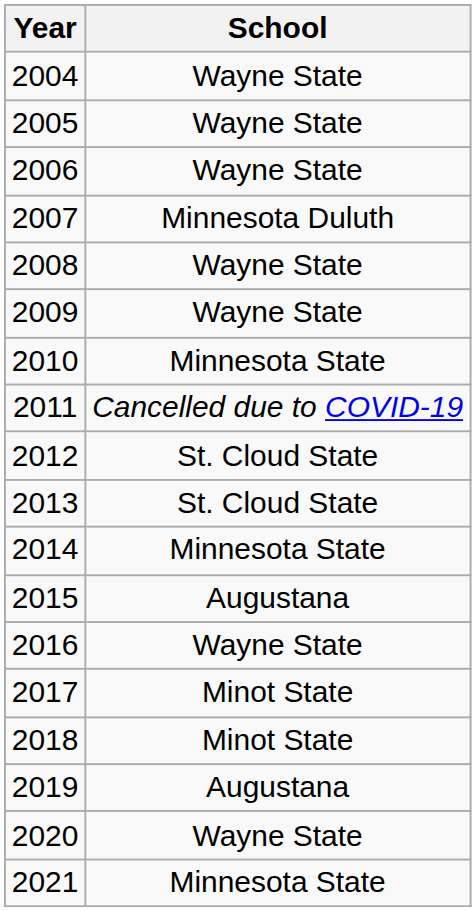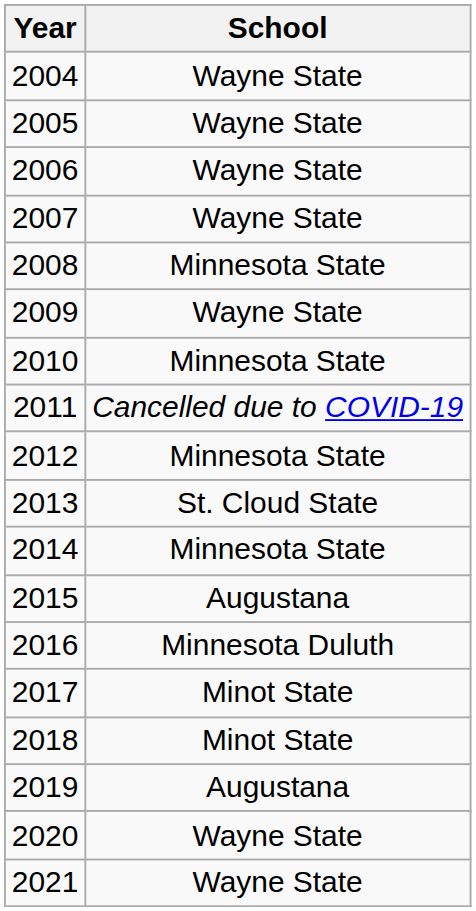(278, 218) Minnesota Duluth -> (278, 218) Wayne State
(278, 265) Wayne State -> (278, 265) Minnesota State
(278, 455) St. Cloud State -> (278, 455) Minnesota State
(278, 645) Wayne State -> (278, 645) Minnesota Duluth
(278, 882) Minnesota State -> (278, 882) Wayne State
